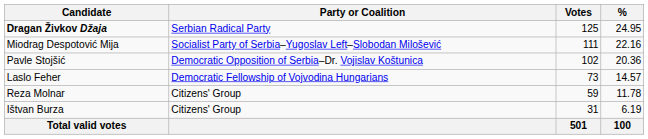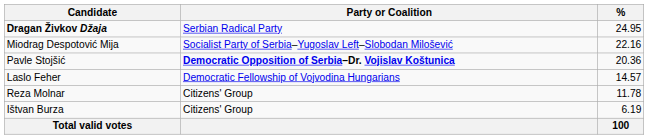- column: (578, 12)
(297, 61) normal -> (319, 61) bold
